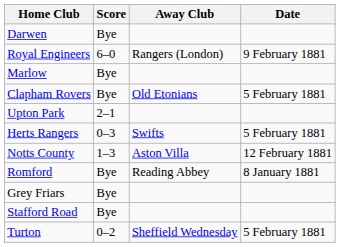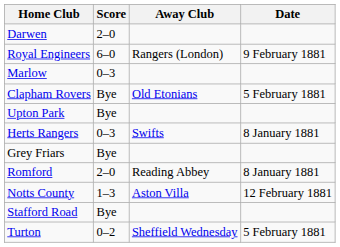(107, 34) Bye -> (106, 34) 2–0
(107, 73) Bye -> (106, 73) 0–3
(106, 113) 2–1 -> (107, 113) Bye
(285, 133) 5 February 1881 -> (281, 133) 8 January 1881
rows swapped: (41, 152) <-> (36, 192)
(107, 172) Bye -> (106, 172) 2–0
